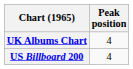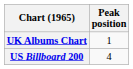(109, 40) 4 -> (109, 40) 1
